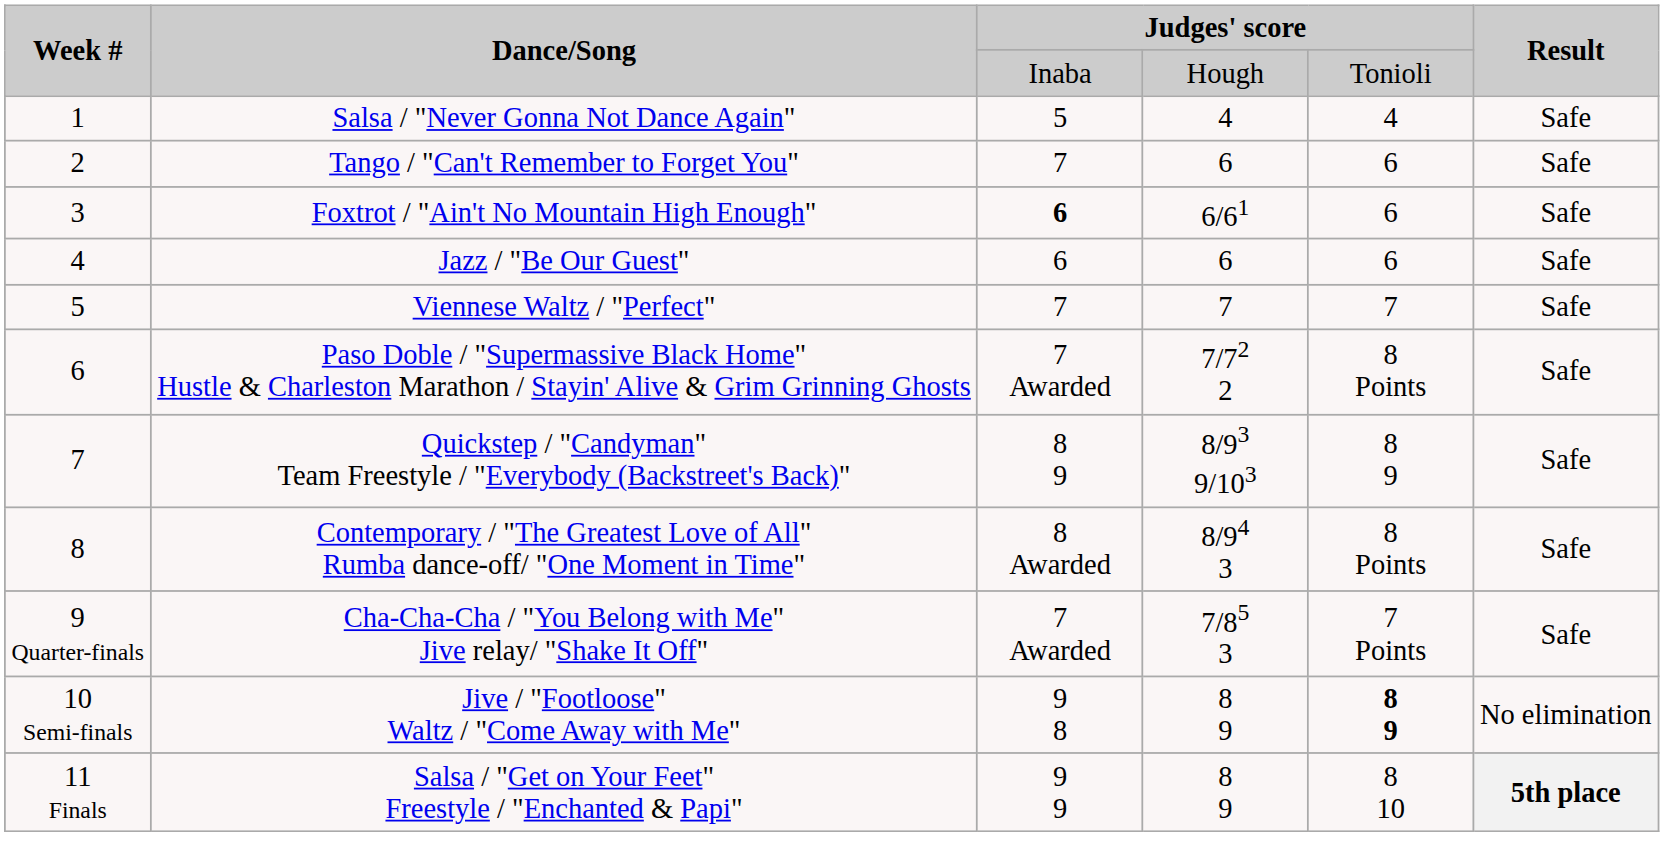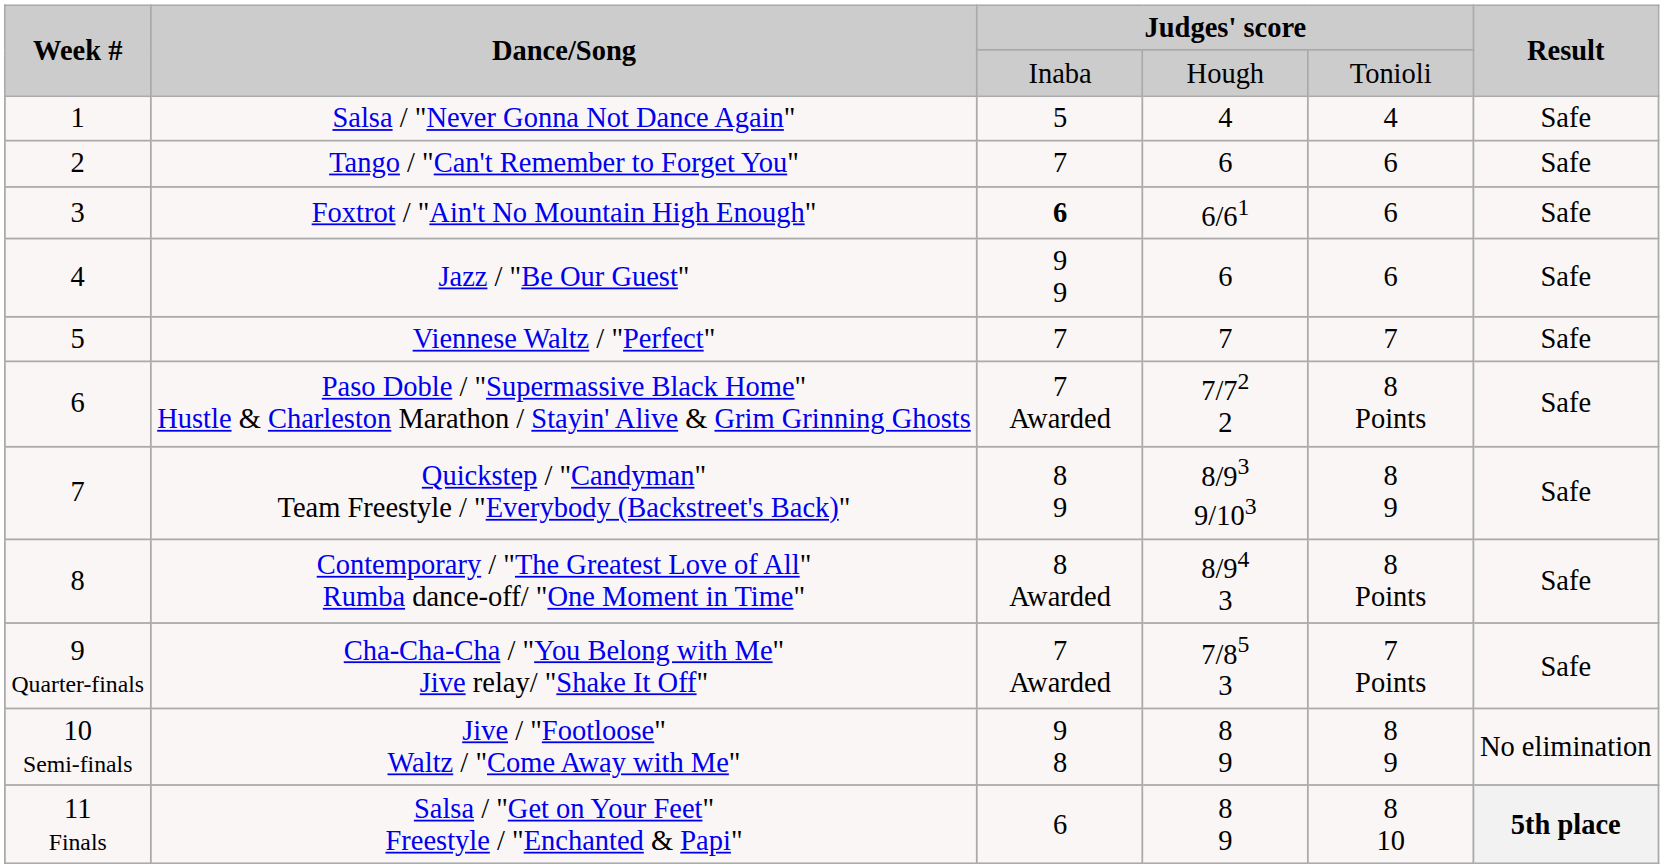(1060, 261) 6 -> (1060, 277) 9 9
(1391, 714) bold -> (1391, 746) normal
(1060, 792) 9 9 -> (1060, 824) 6
